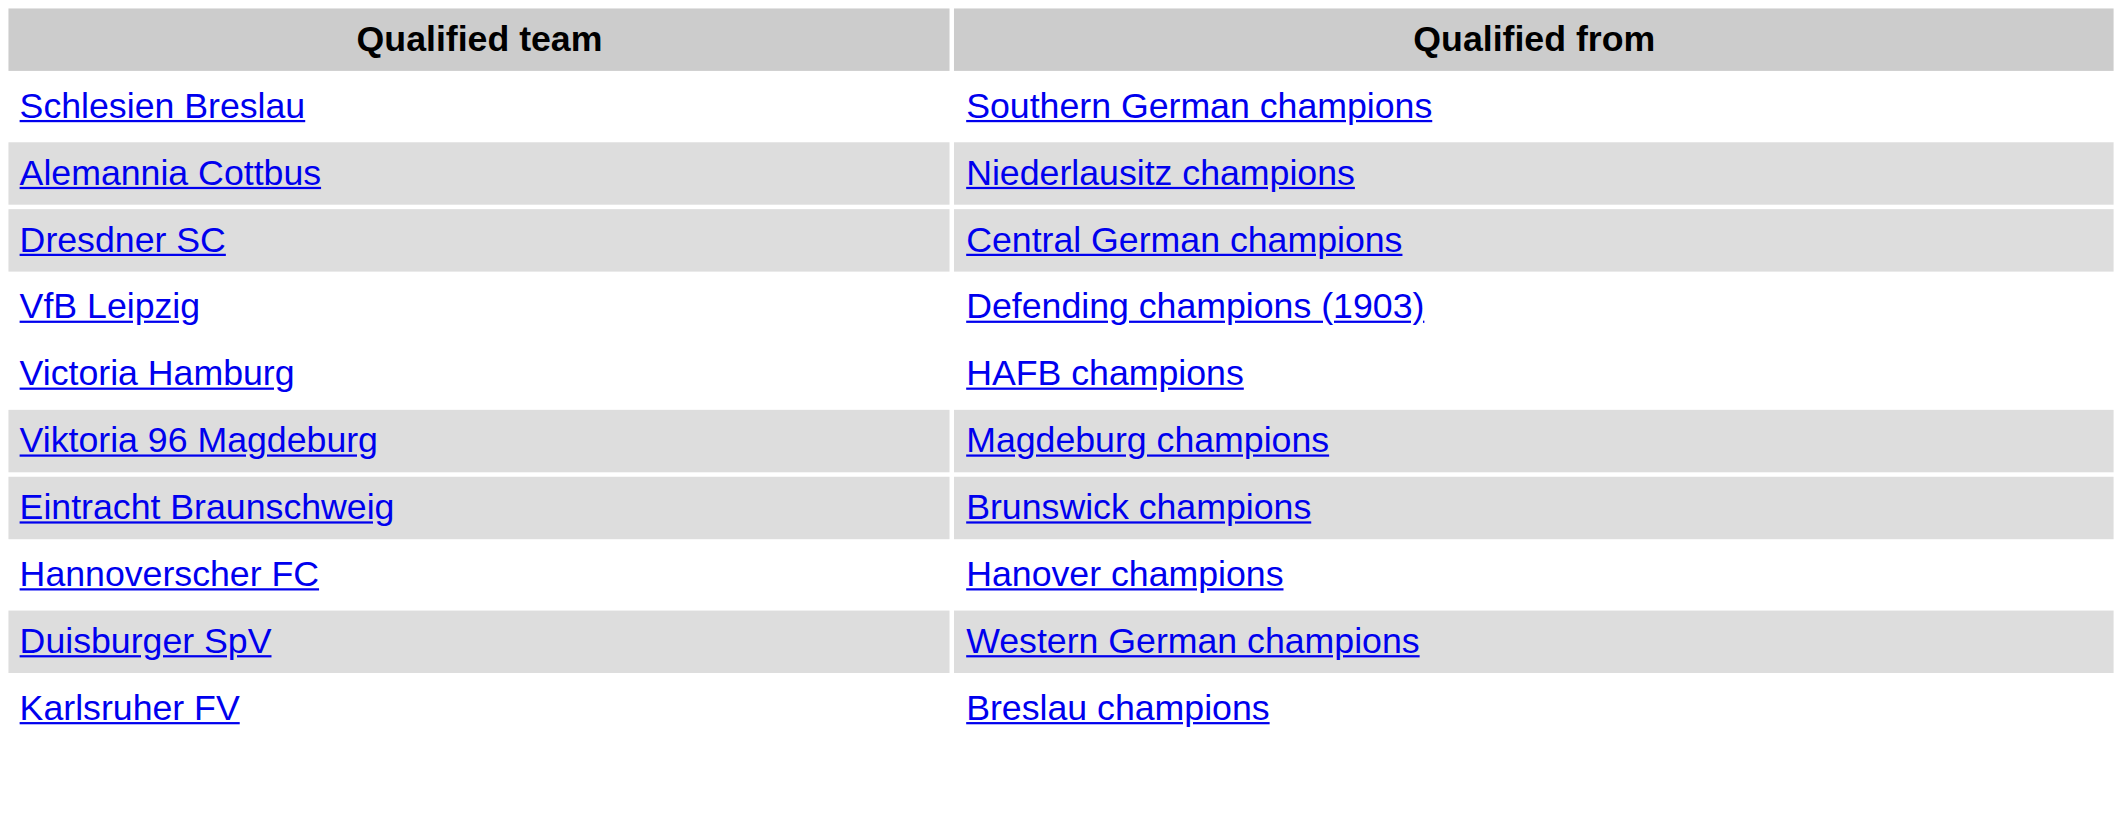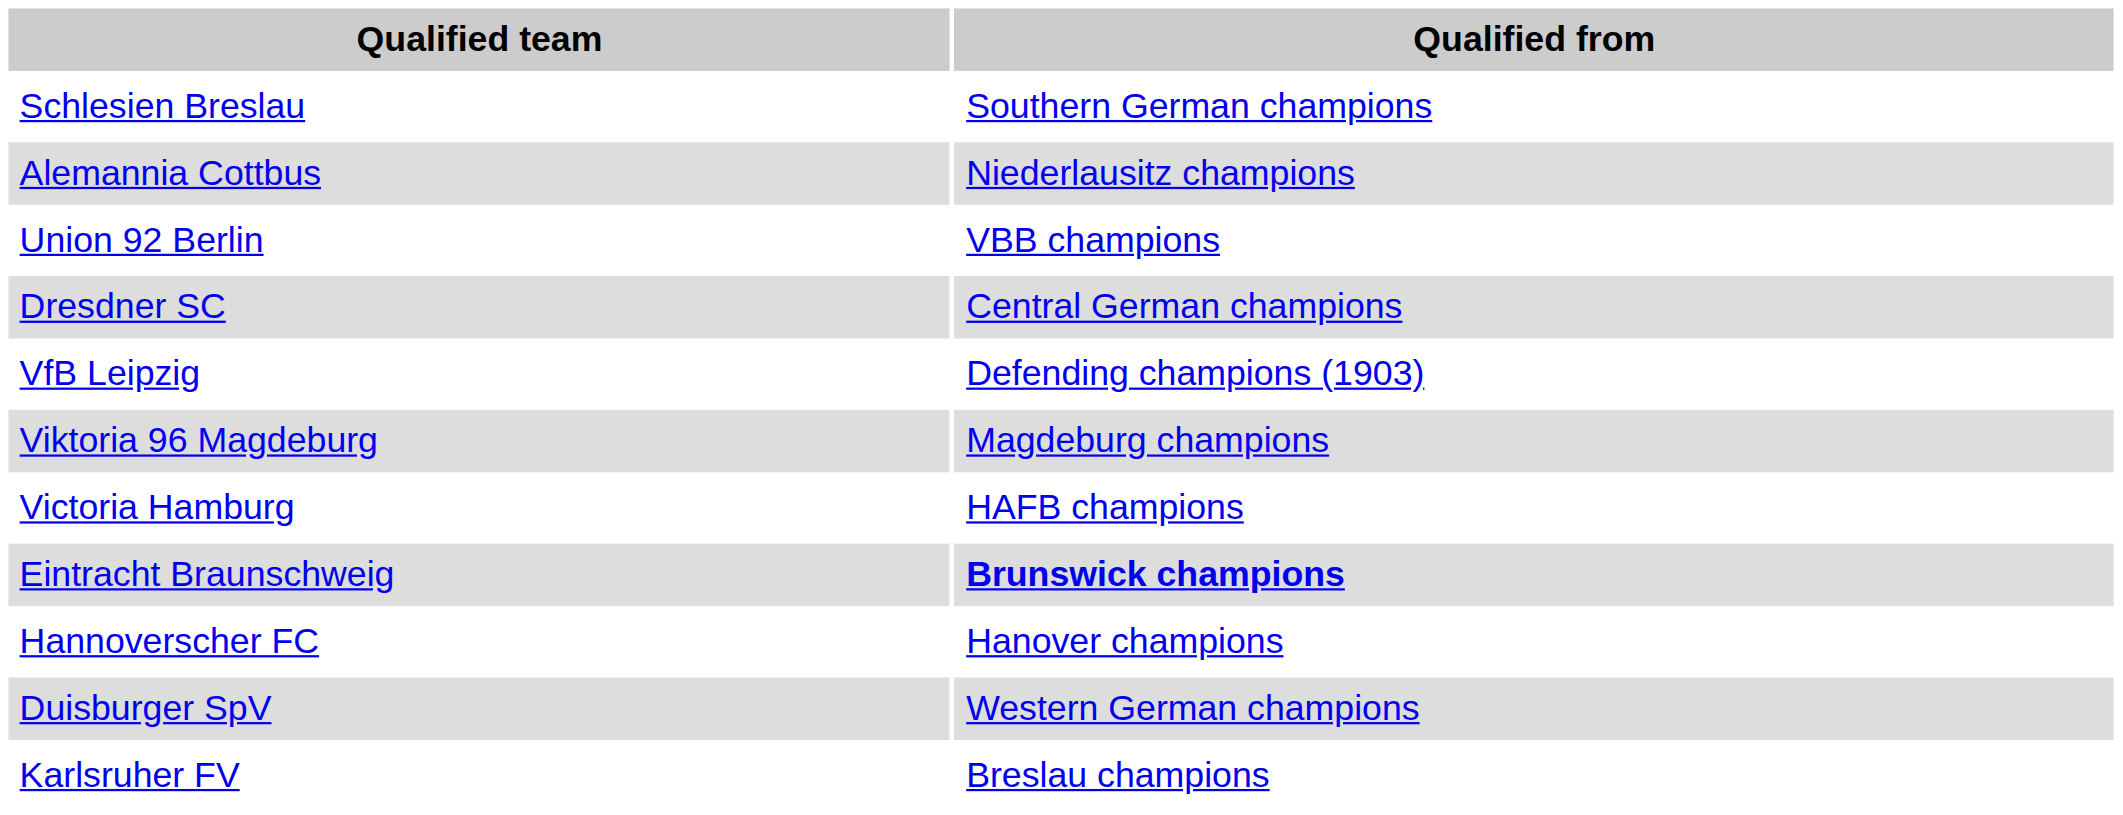+ row: (142, 239)
rows swapped: (199, 440) <-> (157, 373)
(1139, 507) normal -> (1156, 574) bold
